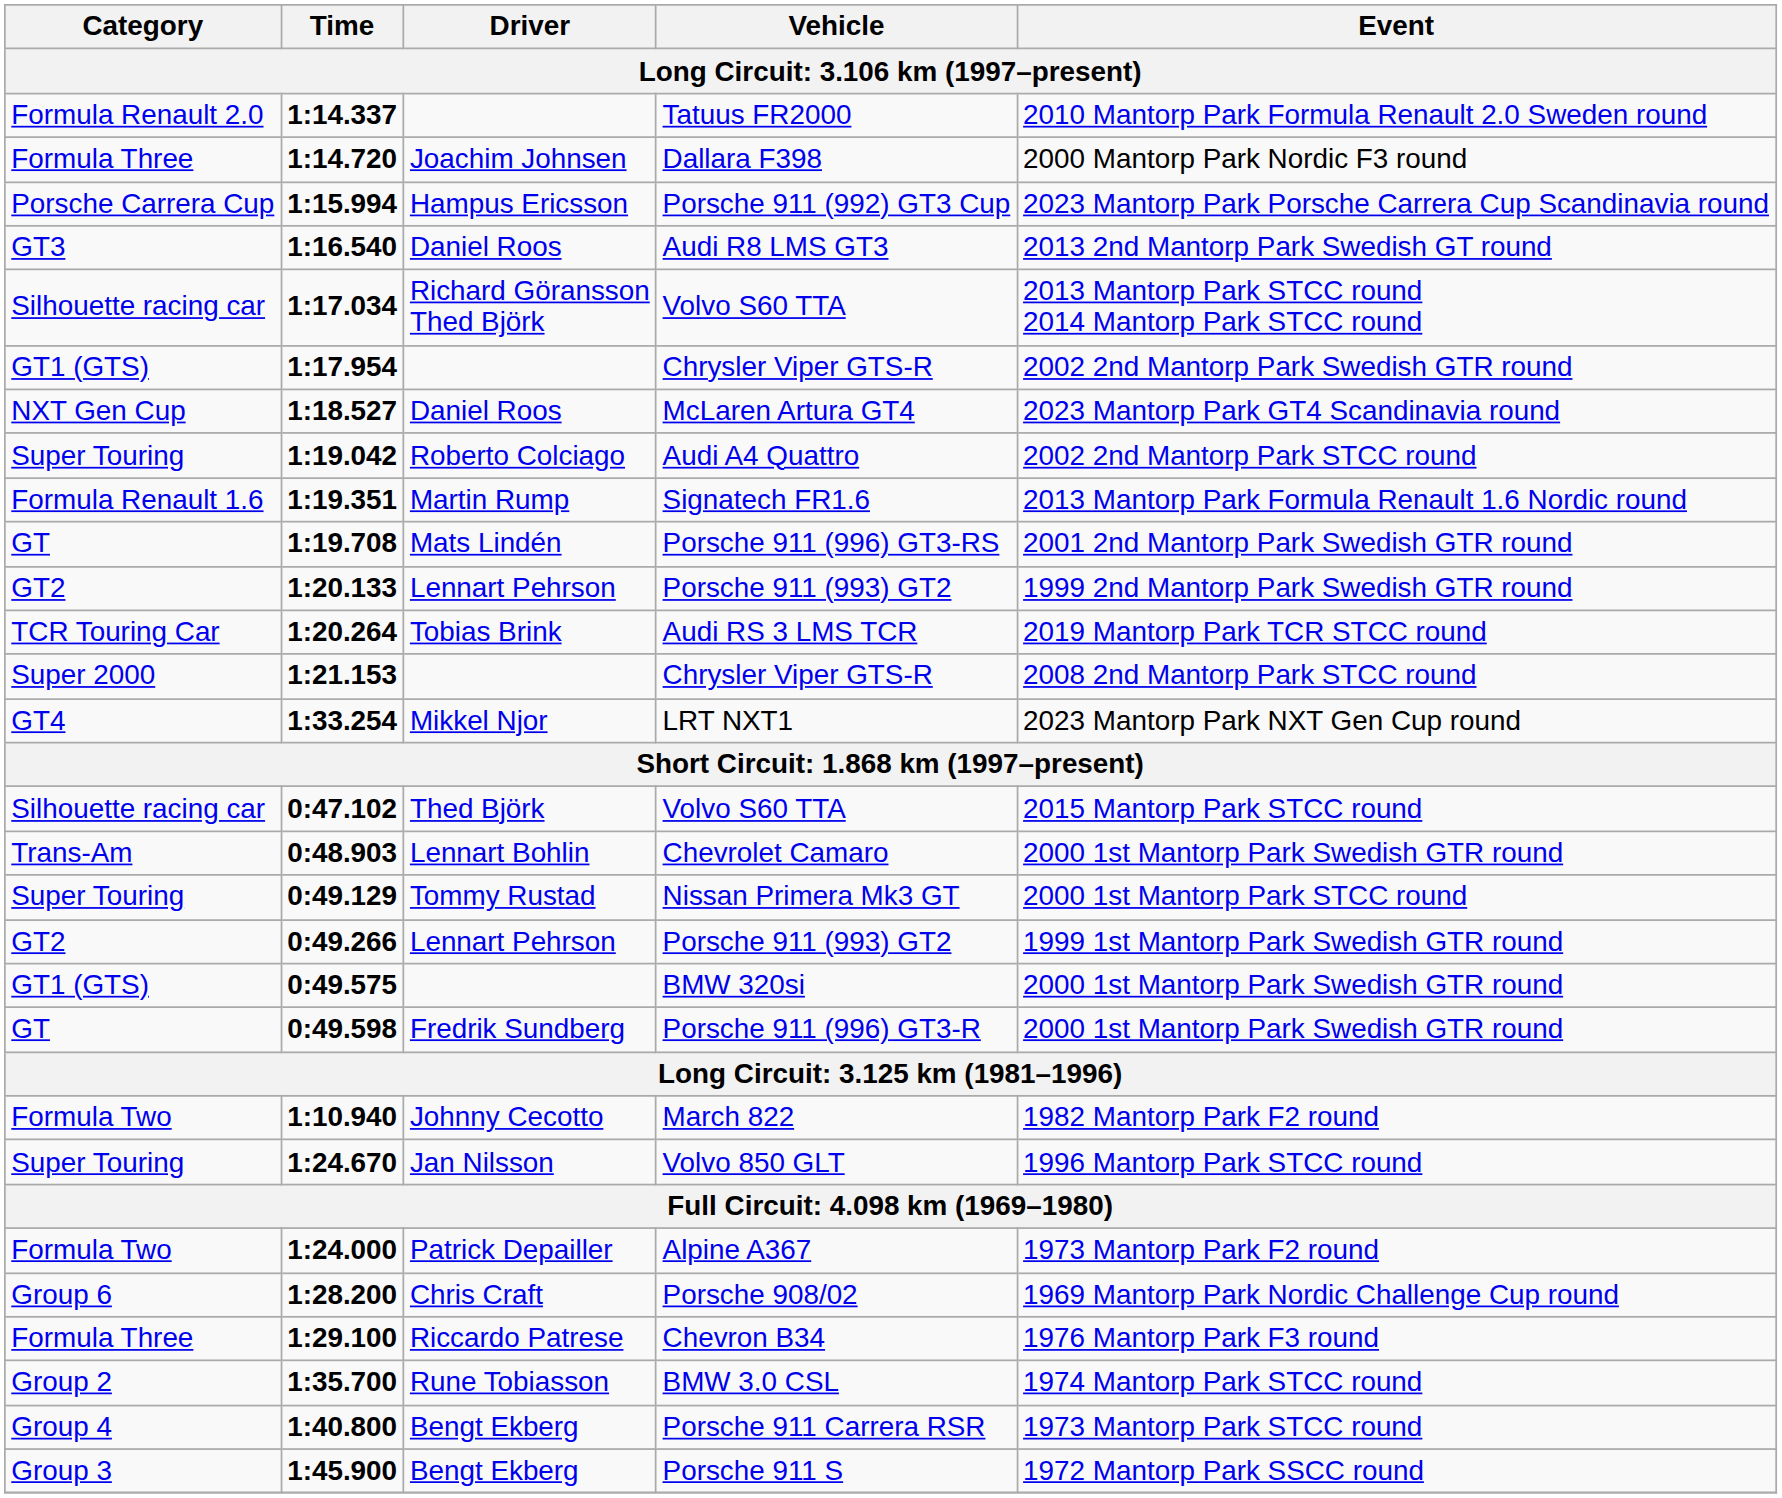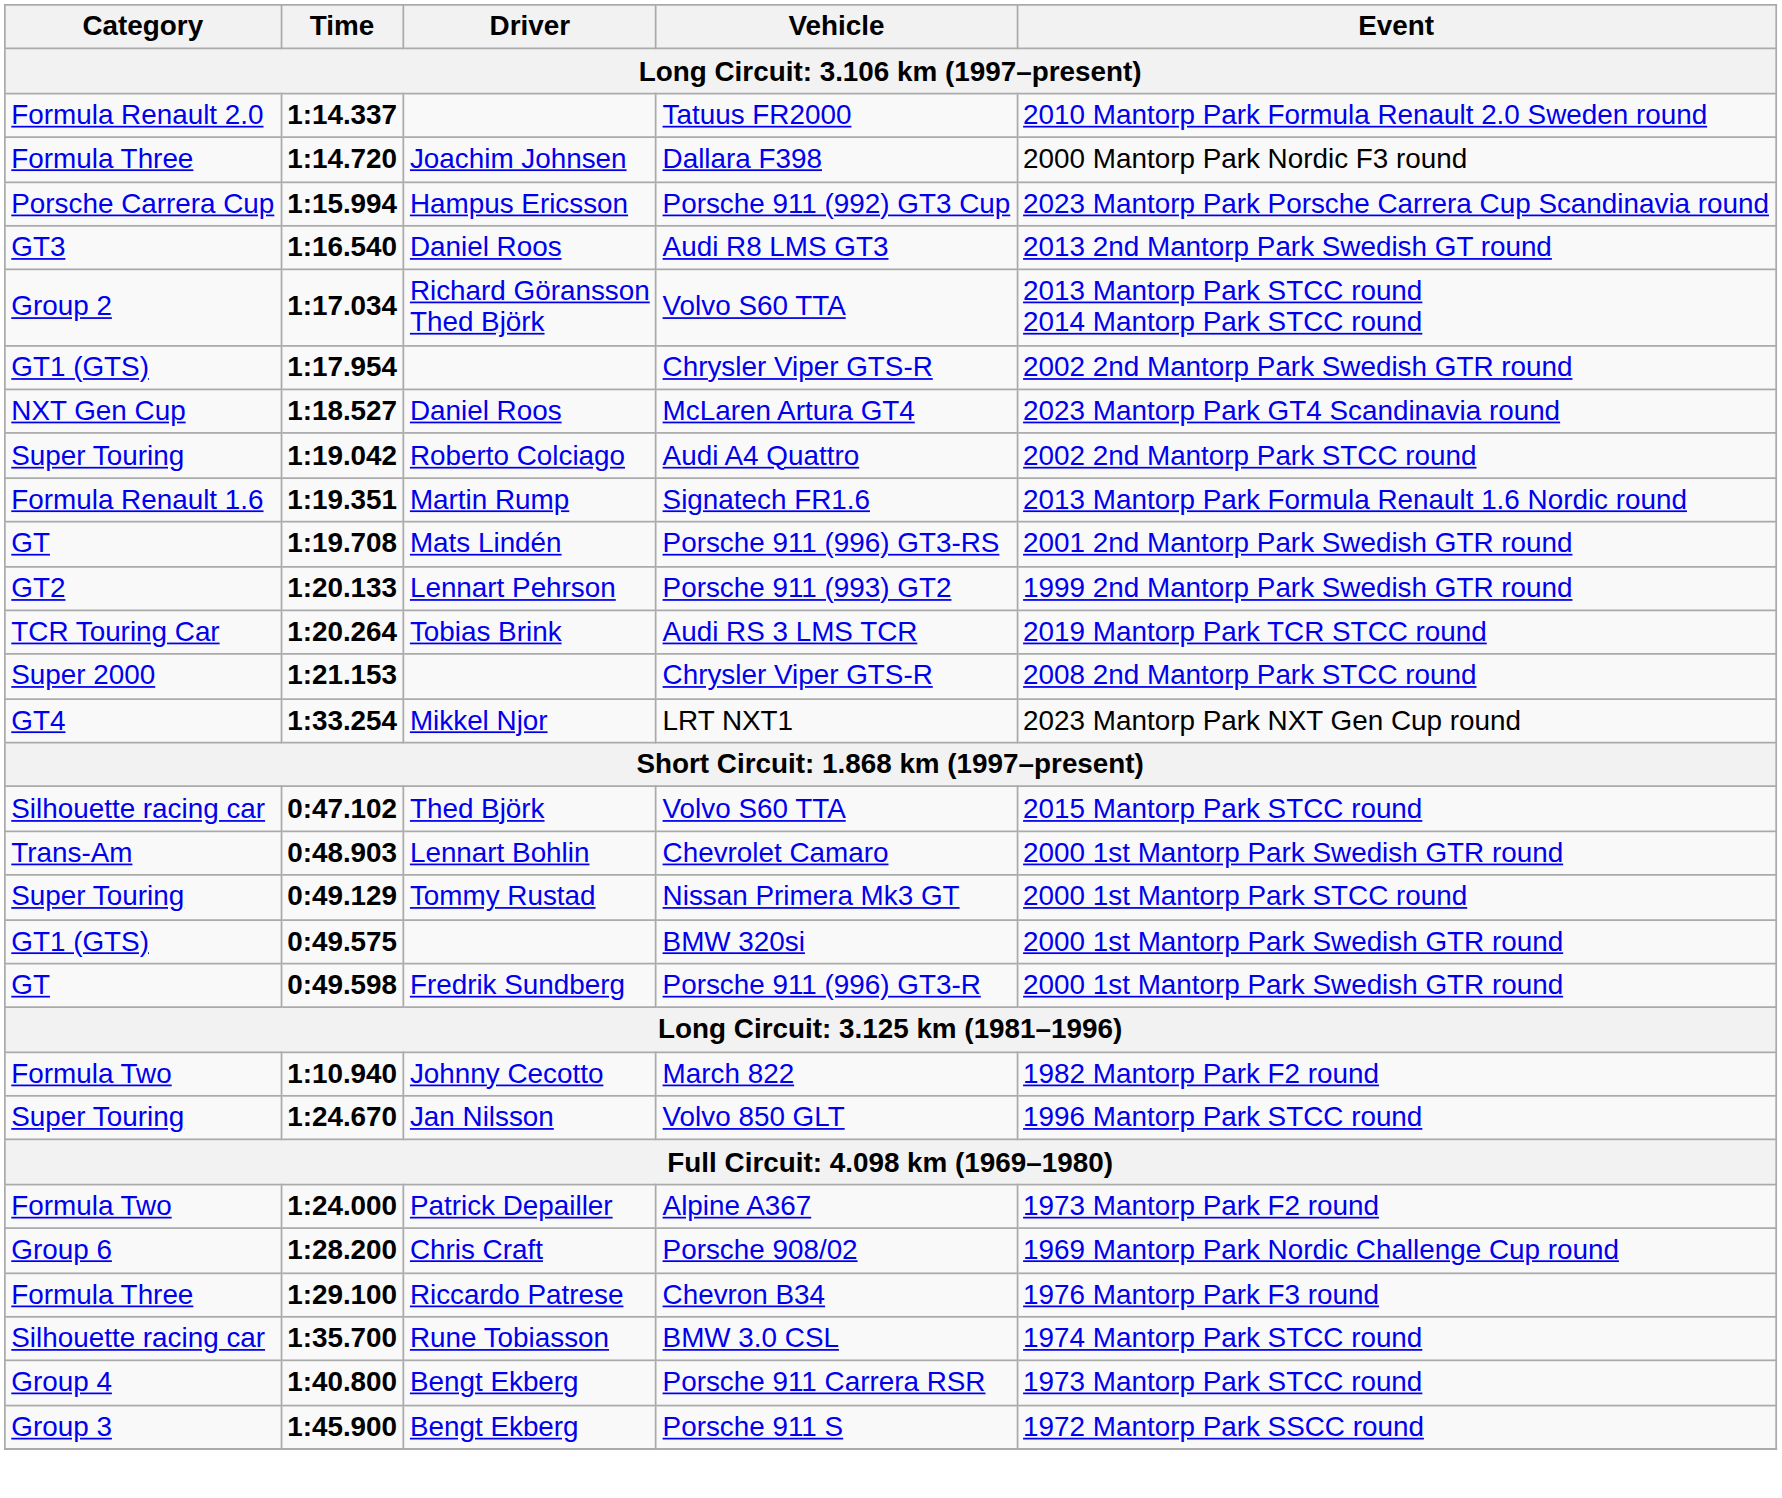(138, 307) Silhouette racing car -> (62, 307) Group 2
- row: (342, 940)
(62, 1382) Group 2 -> (138, 1338) Silhouette racing car
